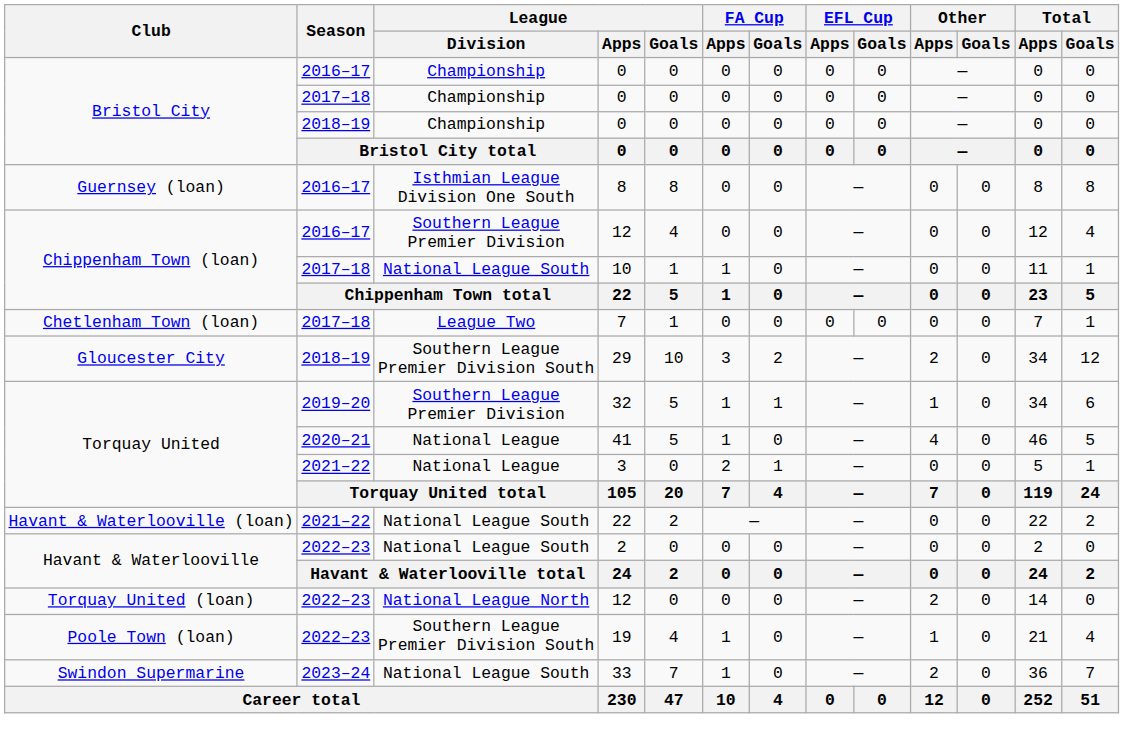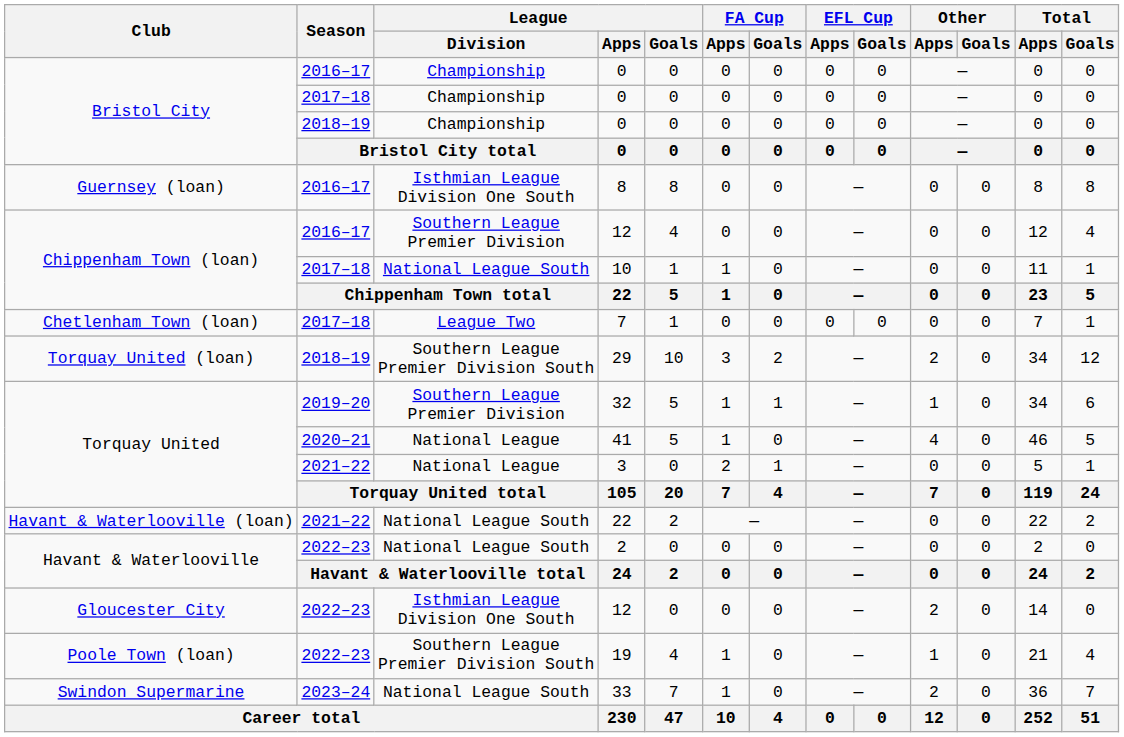(151, 359) Gloucester City -> (151, 359) Torquay United (loan)
(151, 601) Torquay United (loan) -> (151, 610) Gloucester City
(486, 601) National League North -> (486, 610) Isthmian League Division One South
